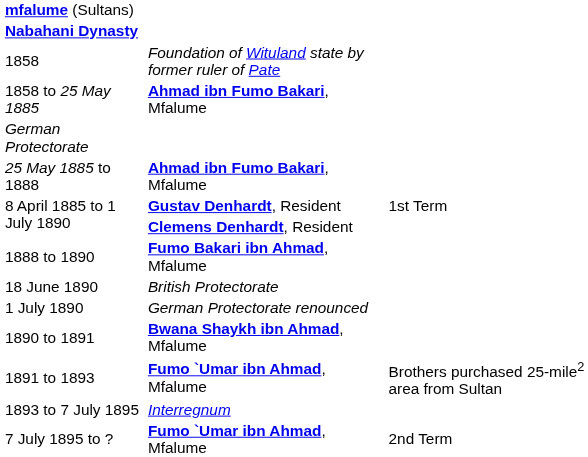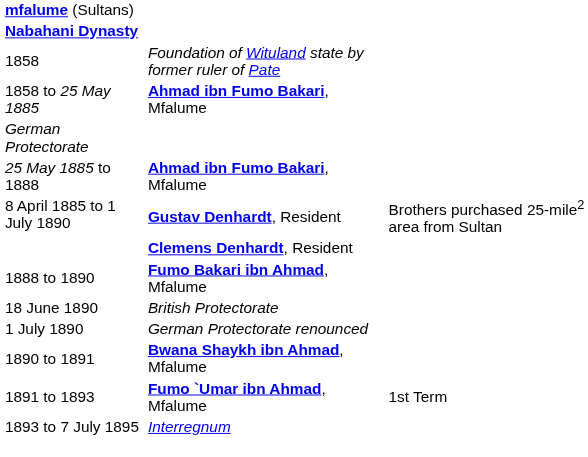(418, 206) 1st Term -> (486, 217) Brothers purchased 25-mile2 area from Sultan
(486, 378) Brothers purchased 25-mile2 area from Sultan -> (418, 397) 1st Term
- row: (59, 439)
